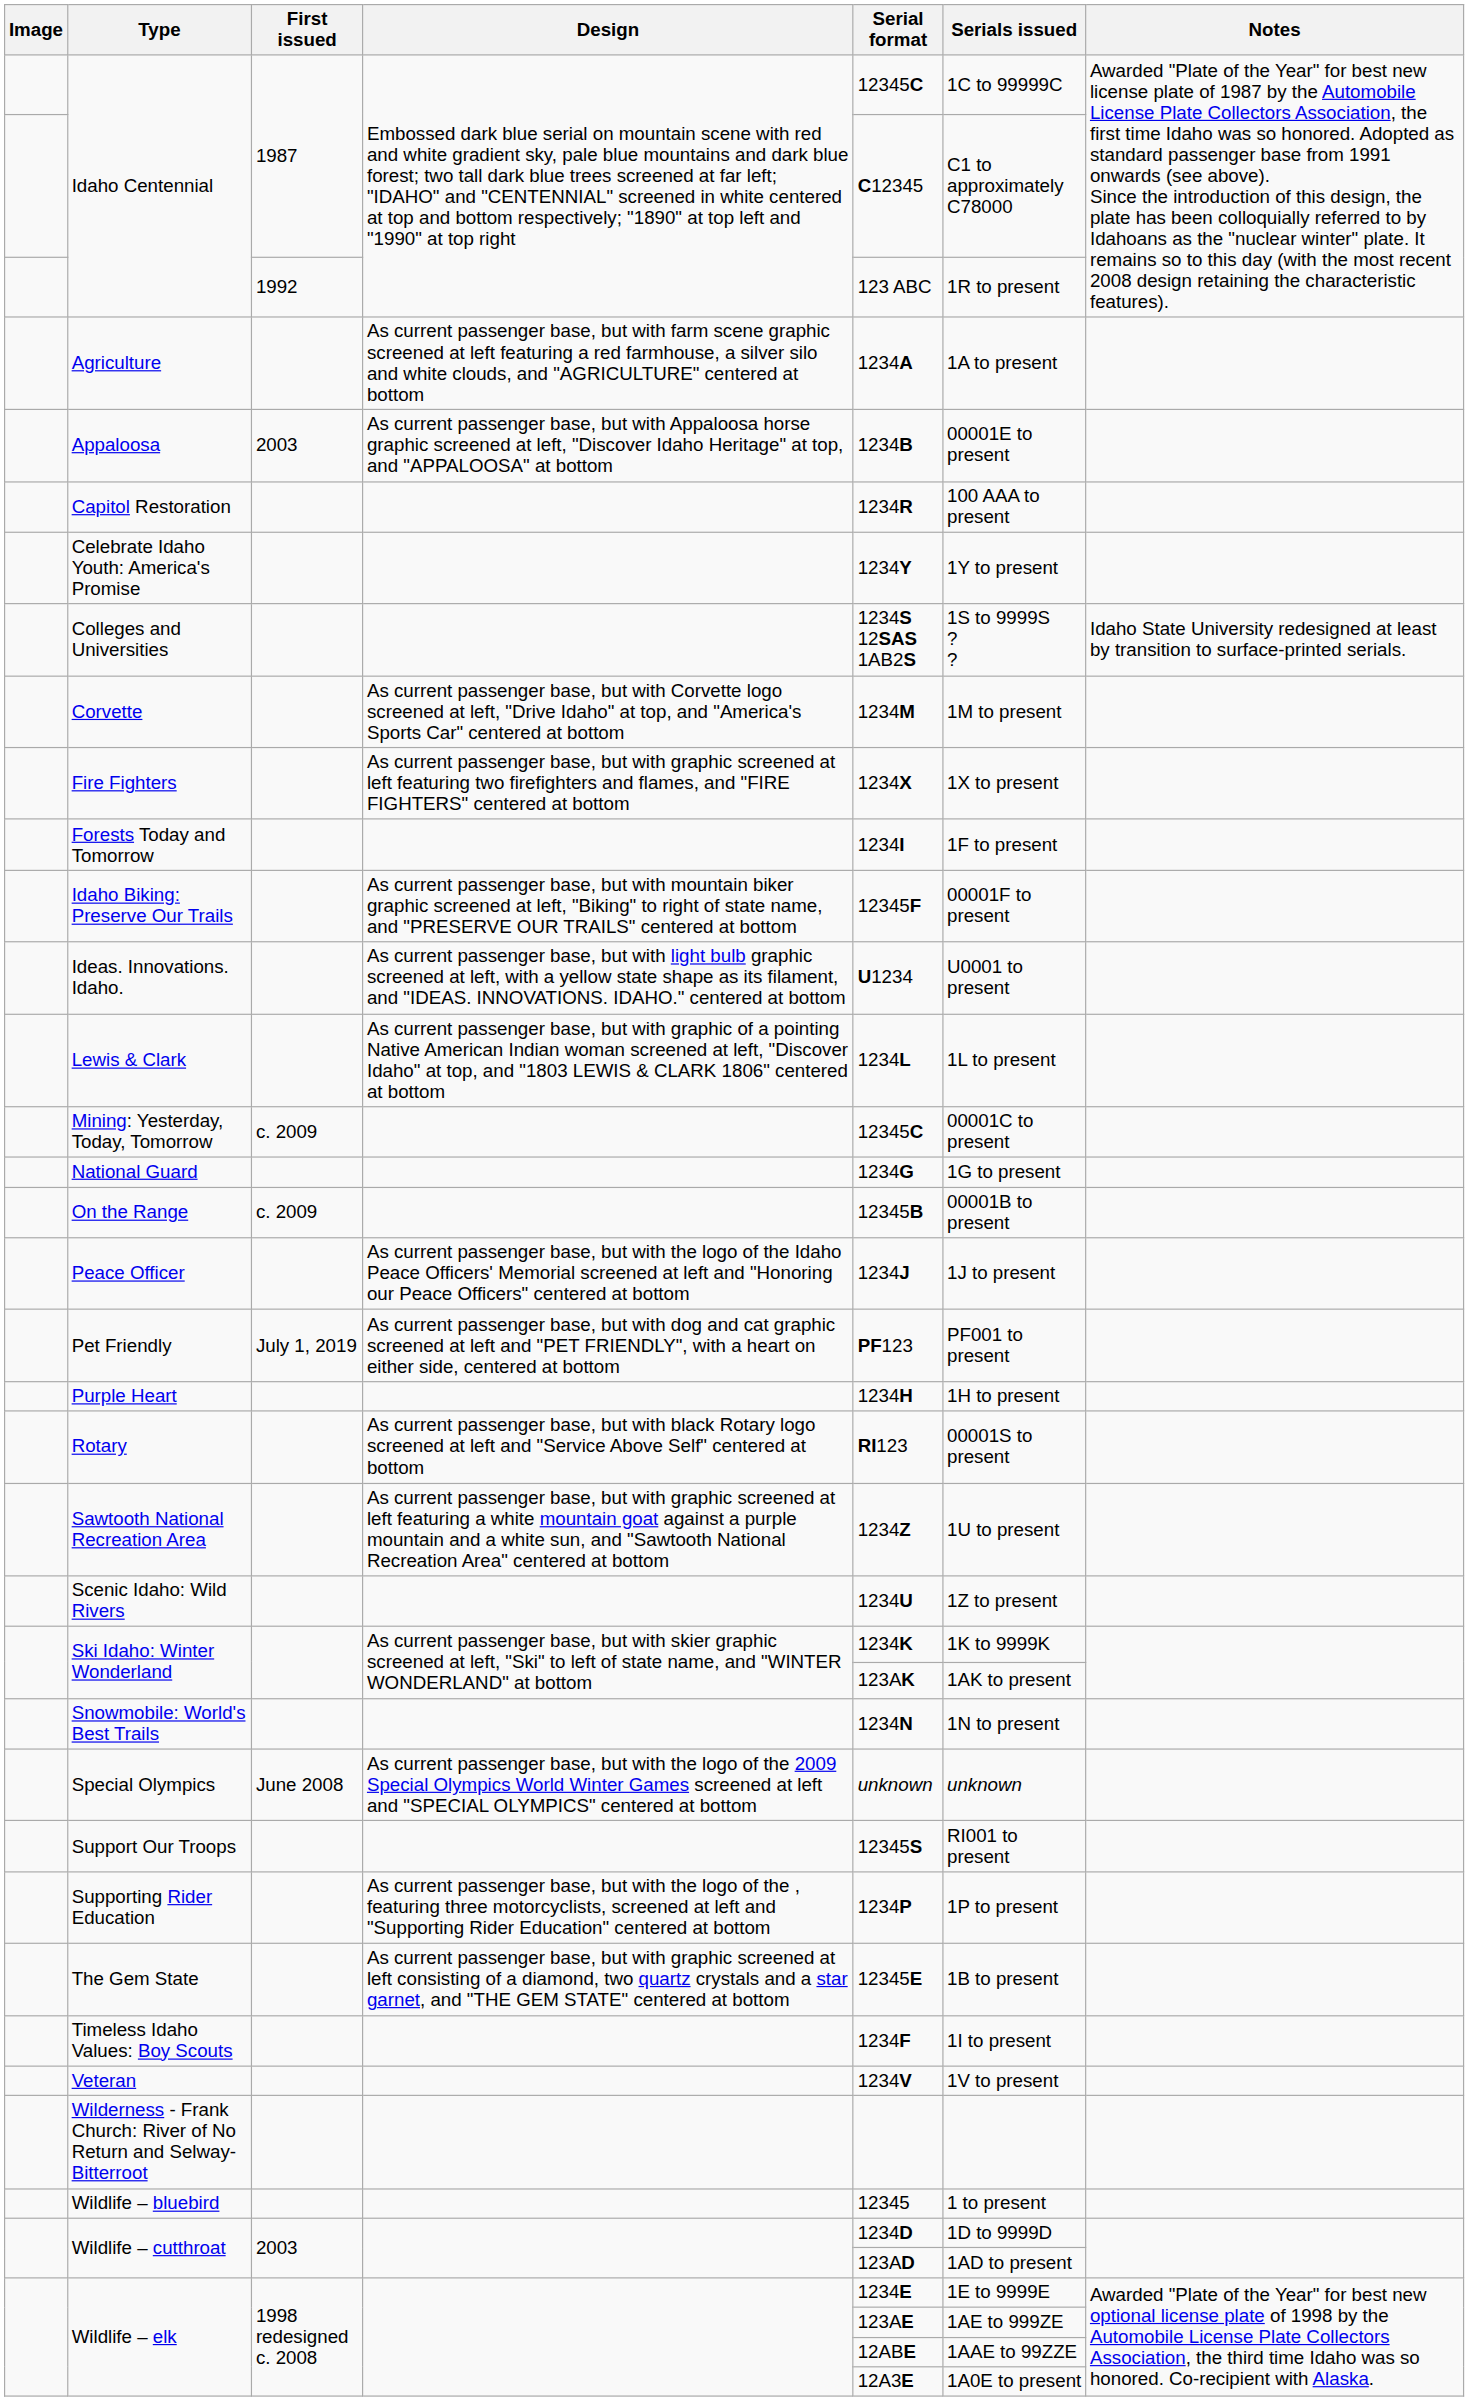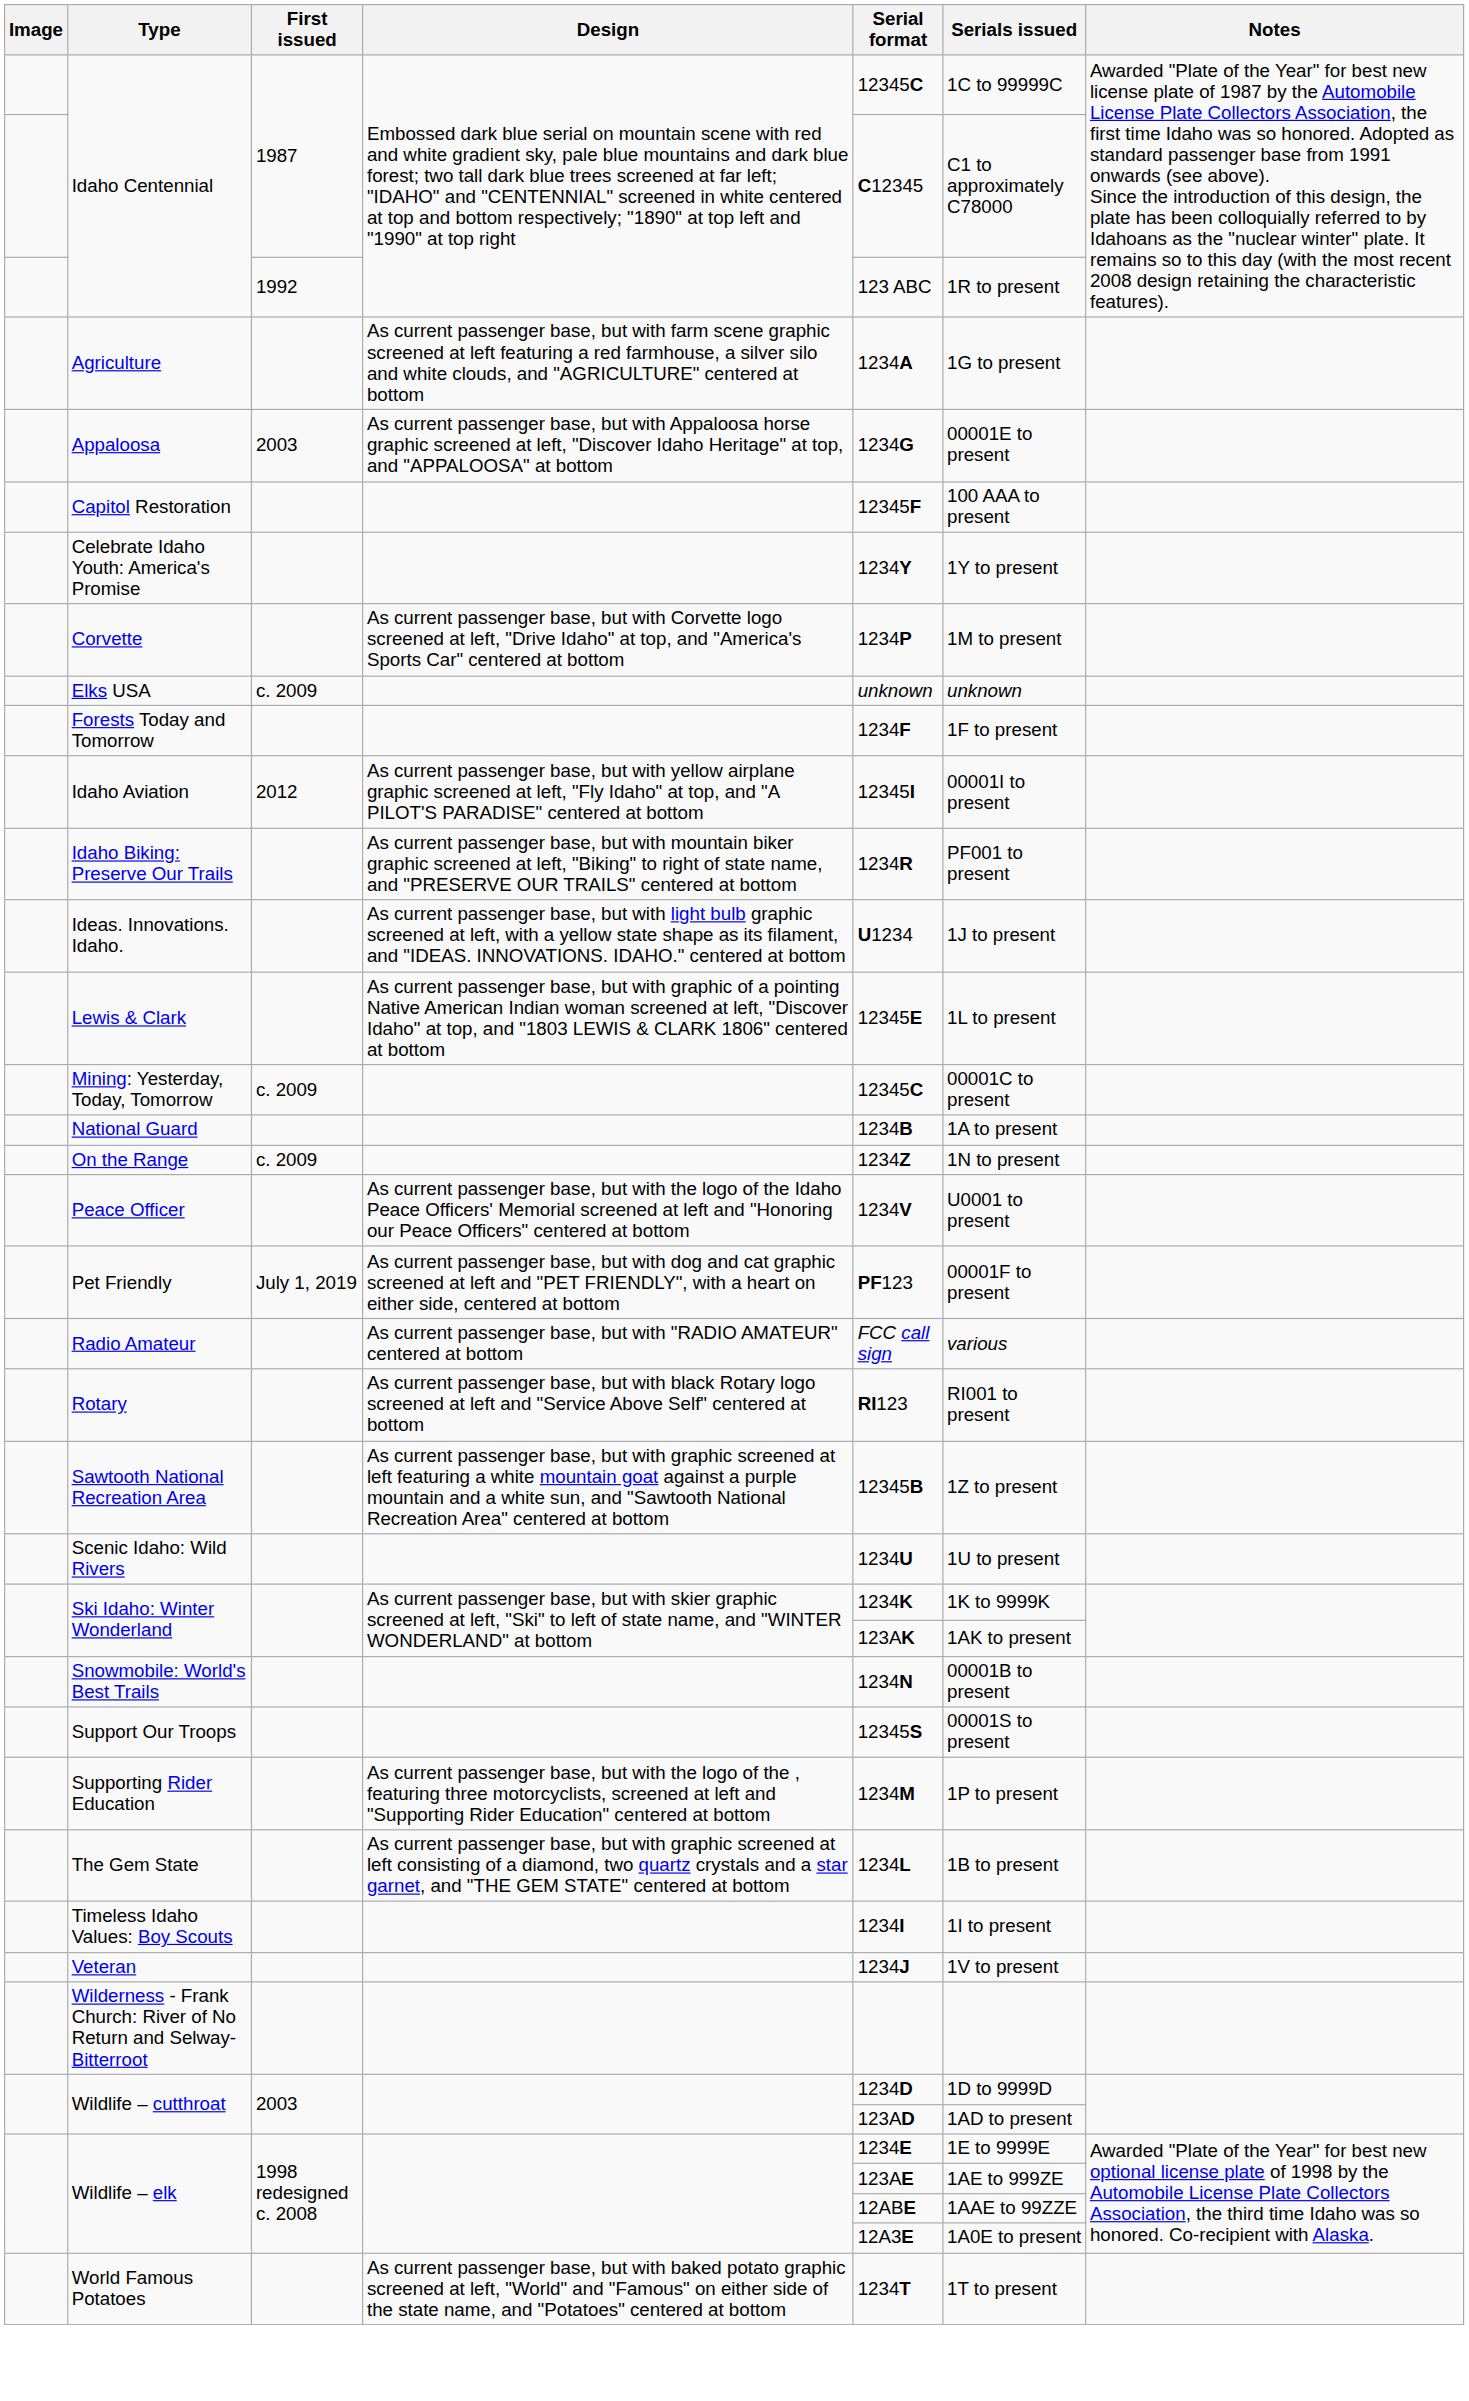(1002, 363) 1A to present -> (1004, 363) 1G to present
(885, 445) 1234B -> (886, 445) 1234G
(885, 506) 1234R -> (889, 506) 12345F
- row: (126, 639)
(886, 711) 1234M -> (885, 639) 1234P
+ row: (111, 690)
- row: (124, 783)
(881, 844) 1234I -> (884, 730) 1234F
+ row: (130, 791)
(889, 905) 12345F -> (885, 863) 1234R
(989, 905) 00001F to present -> (985, 863) PF001 to present
(985, 977) U0001 to present -> (1001, 935) 1J to present
(884, 1060) 1234L -> (890, 1017) 12345E
(886, 1172) 1234G -> (885, 1129) 1234B
(1004, 1172) 1G to present -> (1002, 1129) 1A to present
(890, 1212) 12345B -> (884, 1159) 1234Z
(990, 1212) 00001B to present -> (1003, 1159) 1N to present
(884, 1273) 1234J -> (885, 1210) 1234V
(1001, 1273) 1J to present -> (985, 1210) U0001 to present
(985, 1345) PF001 to present -> (989, 1282) 00001F to present
- row: (124, 1396)
+ row: (134, 1343)
(990, 1446) 00001S to present -> (982, 1404) RI001 to present
(884, 1529) 1234Z -> (890, 1487) 12345B
(1003, 1529) 1U to present -> (1002, 1487) 1Z to present
(1002, 1601) 1Z to present -> (1003, 1558) 1U to present
(1003, 1723) 1N to present -> (990, 1681) 00001B to present
- row: (143, 1784)
(982, 1846) RI001 to present -> (990, 1732) 00001S to present
(885, 1907) 1234P -> (886, 1793) 1234M
(890, 1979) 12345E -> (884, 1865) 1234L
(884, 2040) 1234F -> (881, 1926) 1234I
(885, 2080) 1234V -> (884, 1966) 1234J
- row: (146, 2203)
+ row: (132, 2288)
